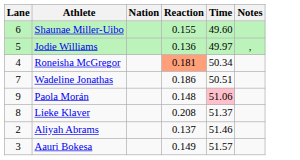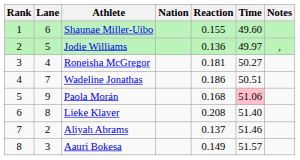+ column: (19, 12)
(184, 63) lightsalmon background -> (213, 63) no background
(221, 63) 50.34 -> (250, 63) 50.27
(184, 96) 0.148 -> (213, 96) 0.168
(221, 113) 51.37 -> (250, 113) 51.40
